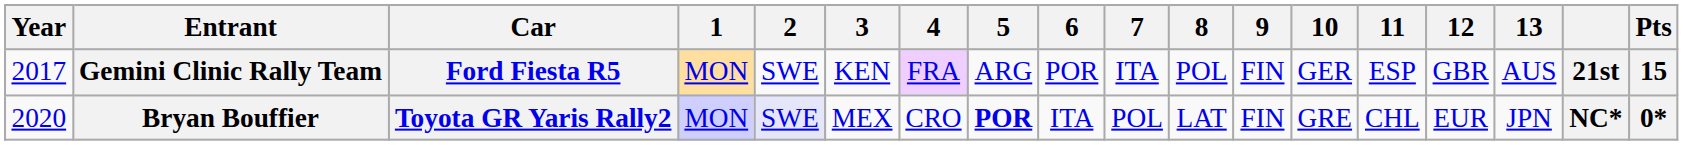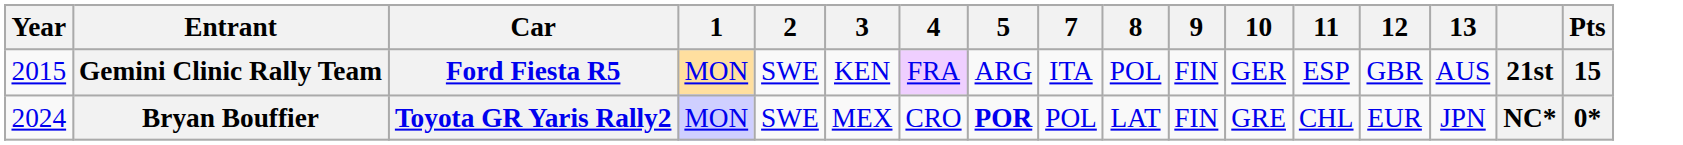- column: (1072, 26)
(39, 71) 2017 -> (39, 71) 2015
(39, 116) 2020 -> (39, 116) 2024
(790, 116) lavender background -> (790, 116) no background
